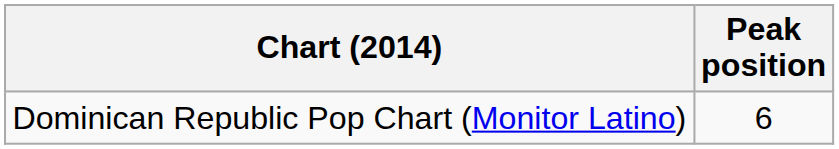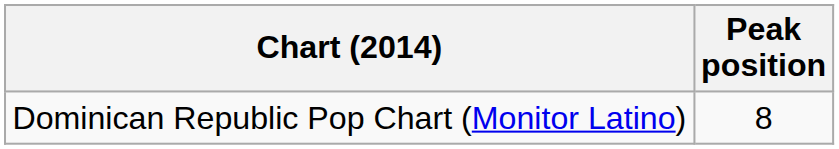(764, 117) 6 -> (764, 117) 8
